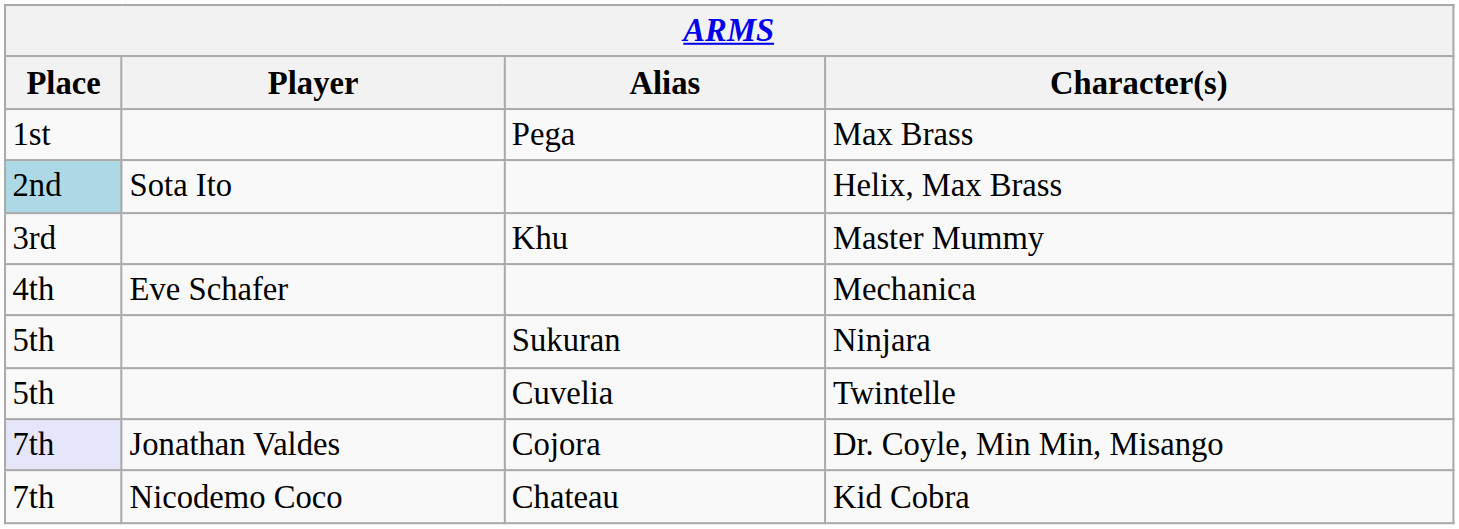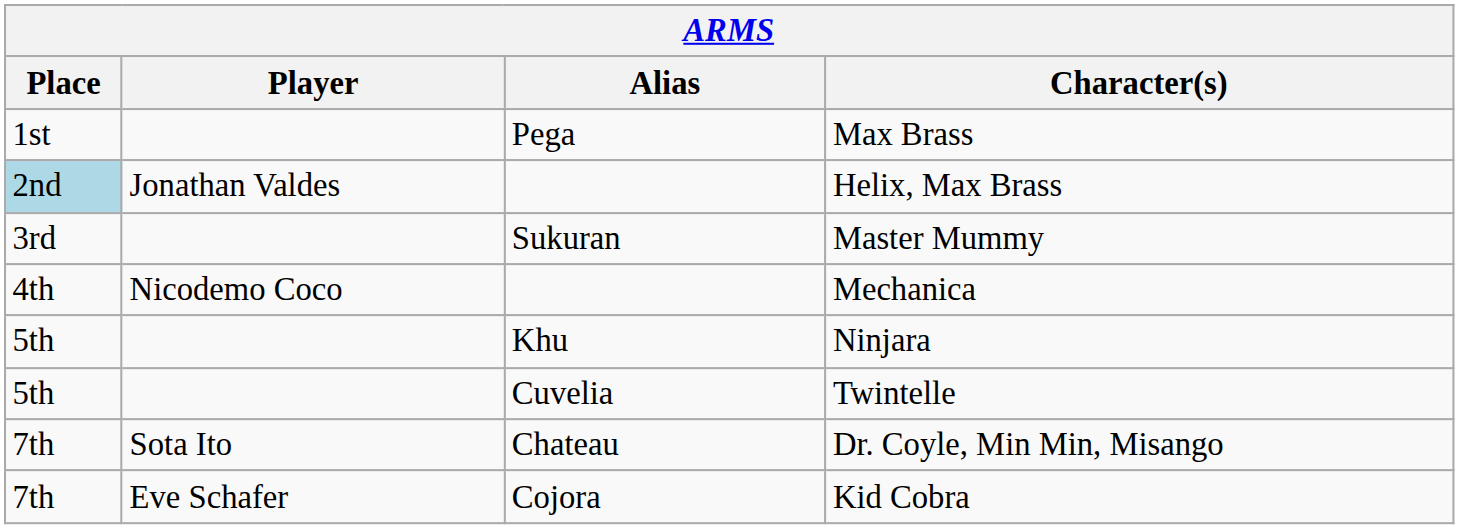(181, 185) Sota Ito -> (235, 185) Jonathan Valdes
(540, 237) Khu -> (566, 237) Sukuran
(209, 289) Eve Schafer -> (236, 289) Nicodemo Coco
(566, 340) Sukuran -> (540, 340) Khu
(33, 444) lavender background -> (33, 444) no background
(235, 444) Jonathan Valdes -> (181, 444) Sota Ito
(556, 444) Cojora -> (565, 444) Chateau
(236, 496) Nicodemo Coco -> (209, 496) Eve Schafer
(565, 496) Chateau -> (556, 496) Cojora
